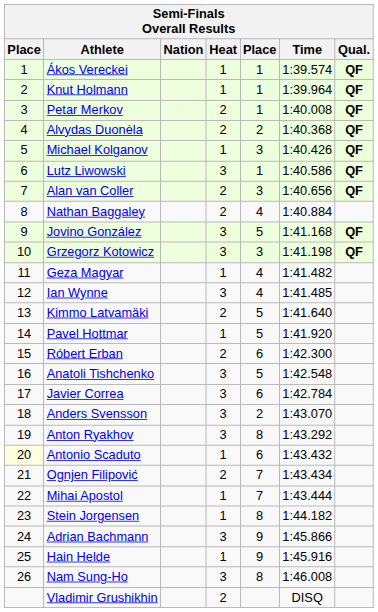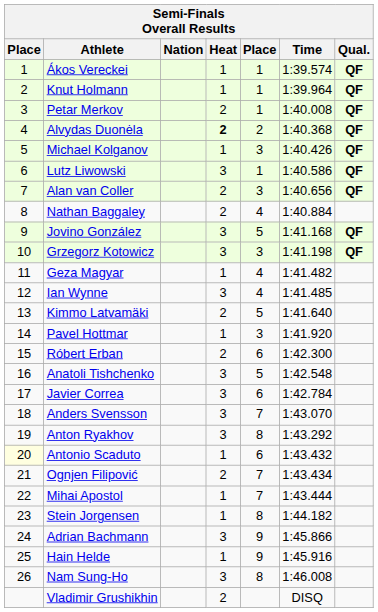(223, 130) normal -> (223, 130) bold
(260, 333) 5 -> (260, 333) 3
(260, 414) 2 -> (260, 414) 7
